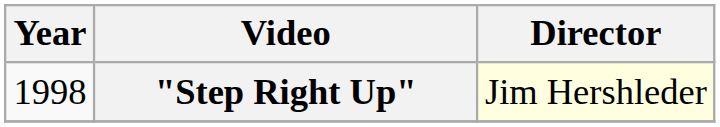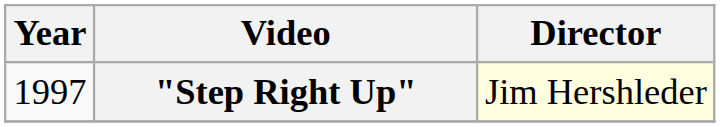(50, 91) 1998 -> (50, 91) 1997
